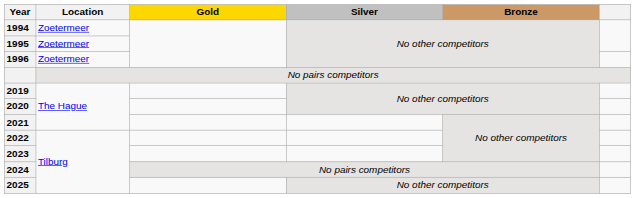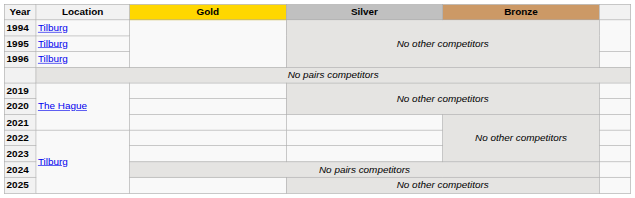(64, 28) Zoetermeer -> (53, 28) Tilburg
(64, 43) Zoetermeer -> (53, 43) Tilburg
(64, 59) Zoetermeer -> (53, 59) Tilburg
